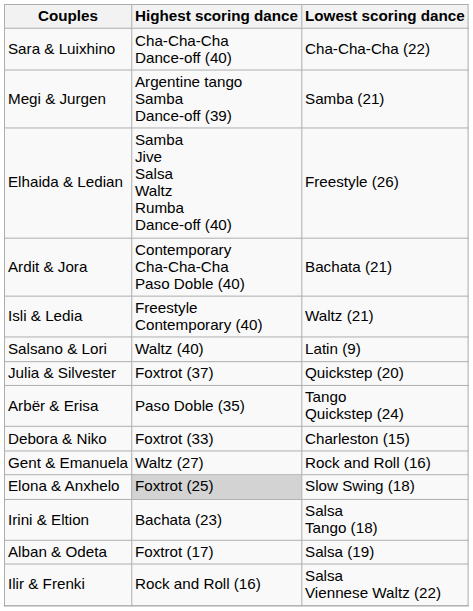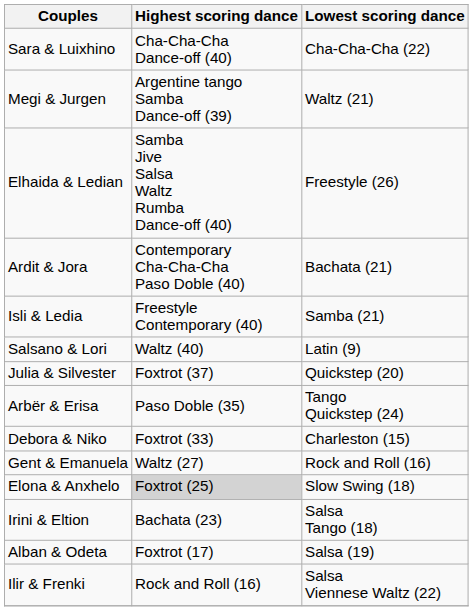(345, 98) Samba (21) -> (339, 98) Waltz (21)
(339, 316) Waltz (21) -> (345, 316) Samba (21)
